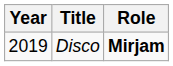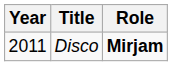(28, 46) 2019 -> (28, 46) 2011
